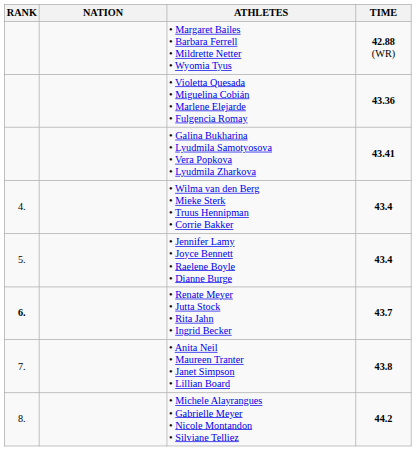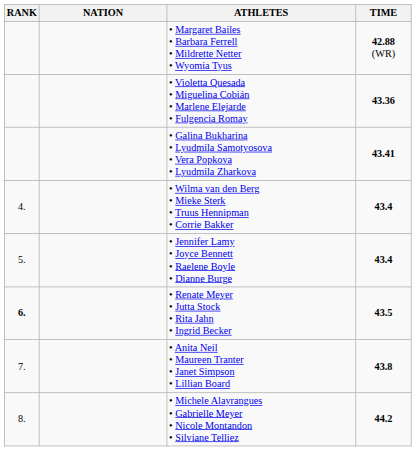(383, 313) 43.7 -> (383, 313) 43.5
